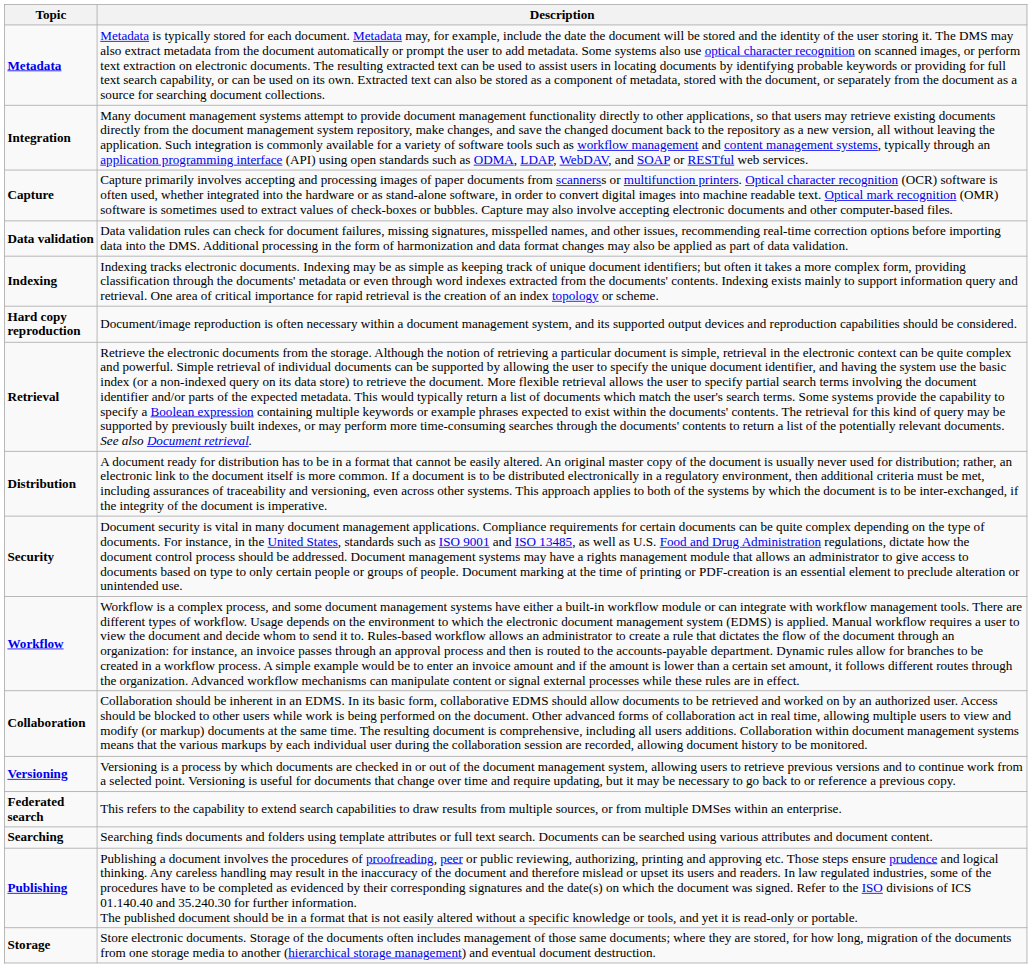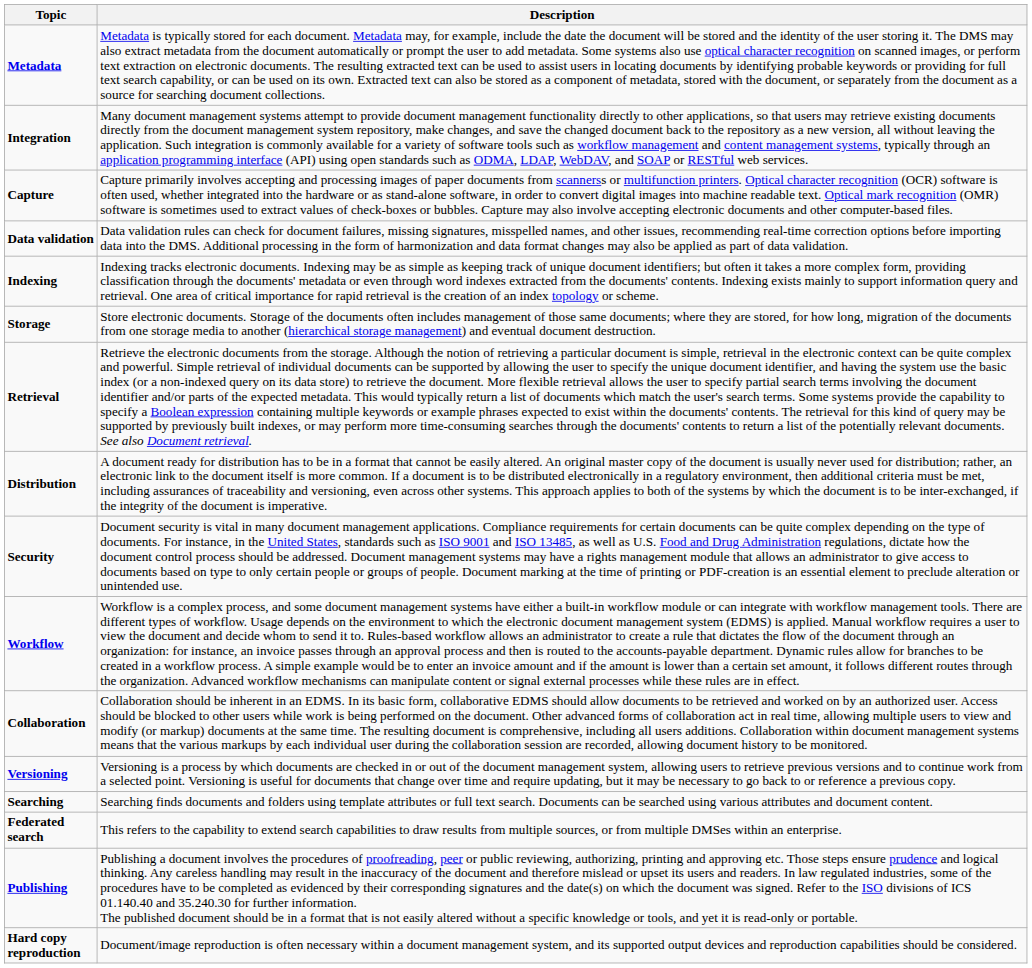rows swapped: (29, 945) <-> (44, 324)
rows swapped: (35, 837) <-> (36, 809)
